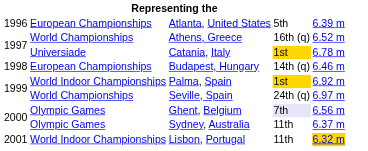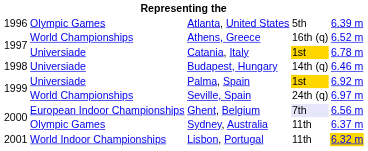(91, 23) European Championships -> (68, 23) Olympic Games
(91, 67) European Championships -> (58, 67) Universiade
(98, 81) World Indoor Championships -> (58, 81) Universiade
(68, 110) Olympic Games -> (107, 110) European Indoor Championships
